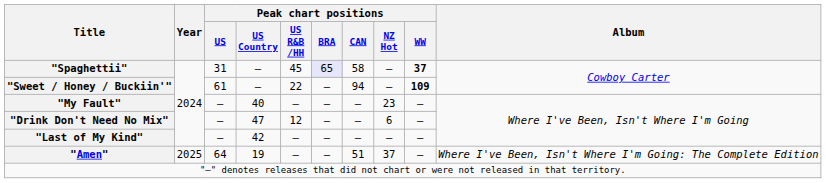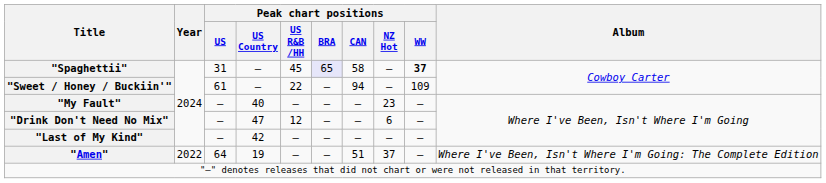(420, 86) bold -> (420, 86) normal
(189, 155) 2025 -> (189, 155) 2022
